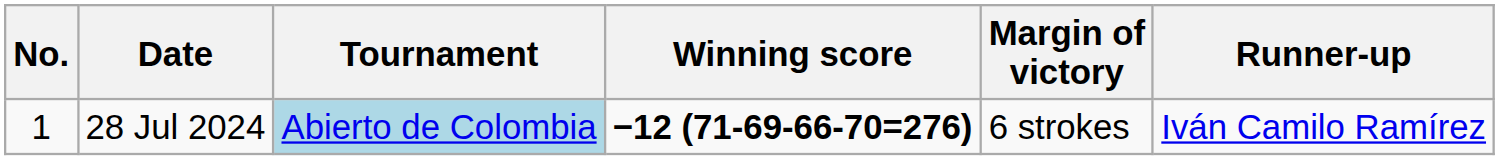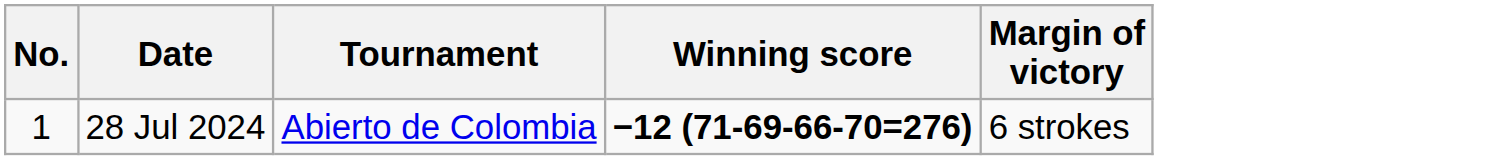- column: (1324, 52)
(439, 127) lightblue background -> (439, 127) no background
